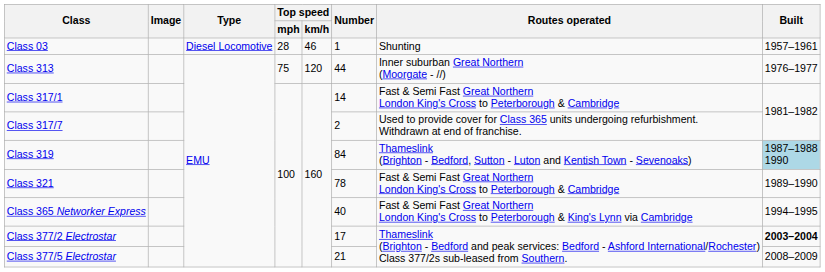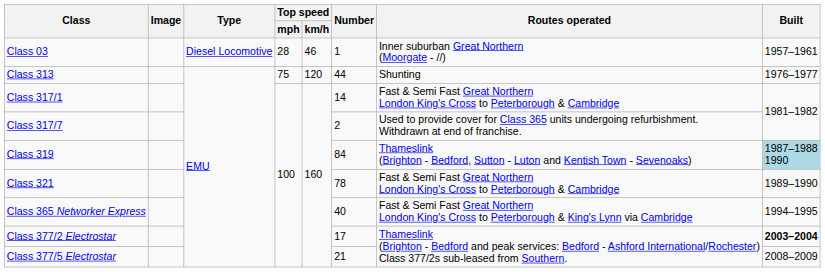(400, 46) Shunting -> (451, 52) Inner suburban Great Northern (Moorgate - //)
(451, 69) Inner suburban Great Northern (Moorgate - //) -> (400, 74) Shunting
